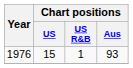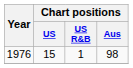(112, 55) 93 -> (112, 55) 98
